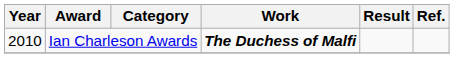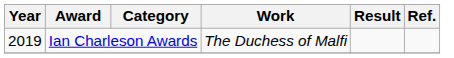(25, 40) 2010 -> (25, 40) 2019
(280, 40) bold -> (276, 40) normal
